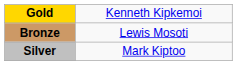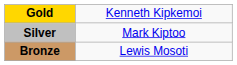rows swapped: (40, 51) <-> (40, 32)
